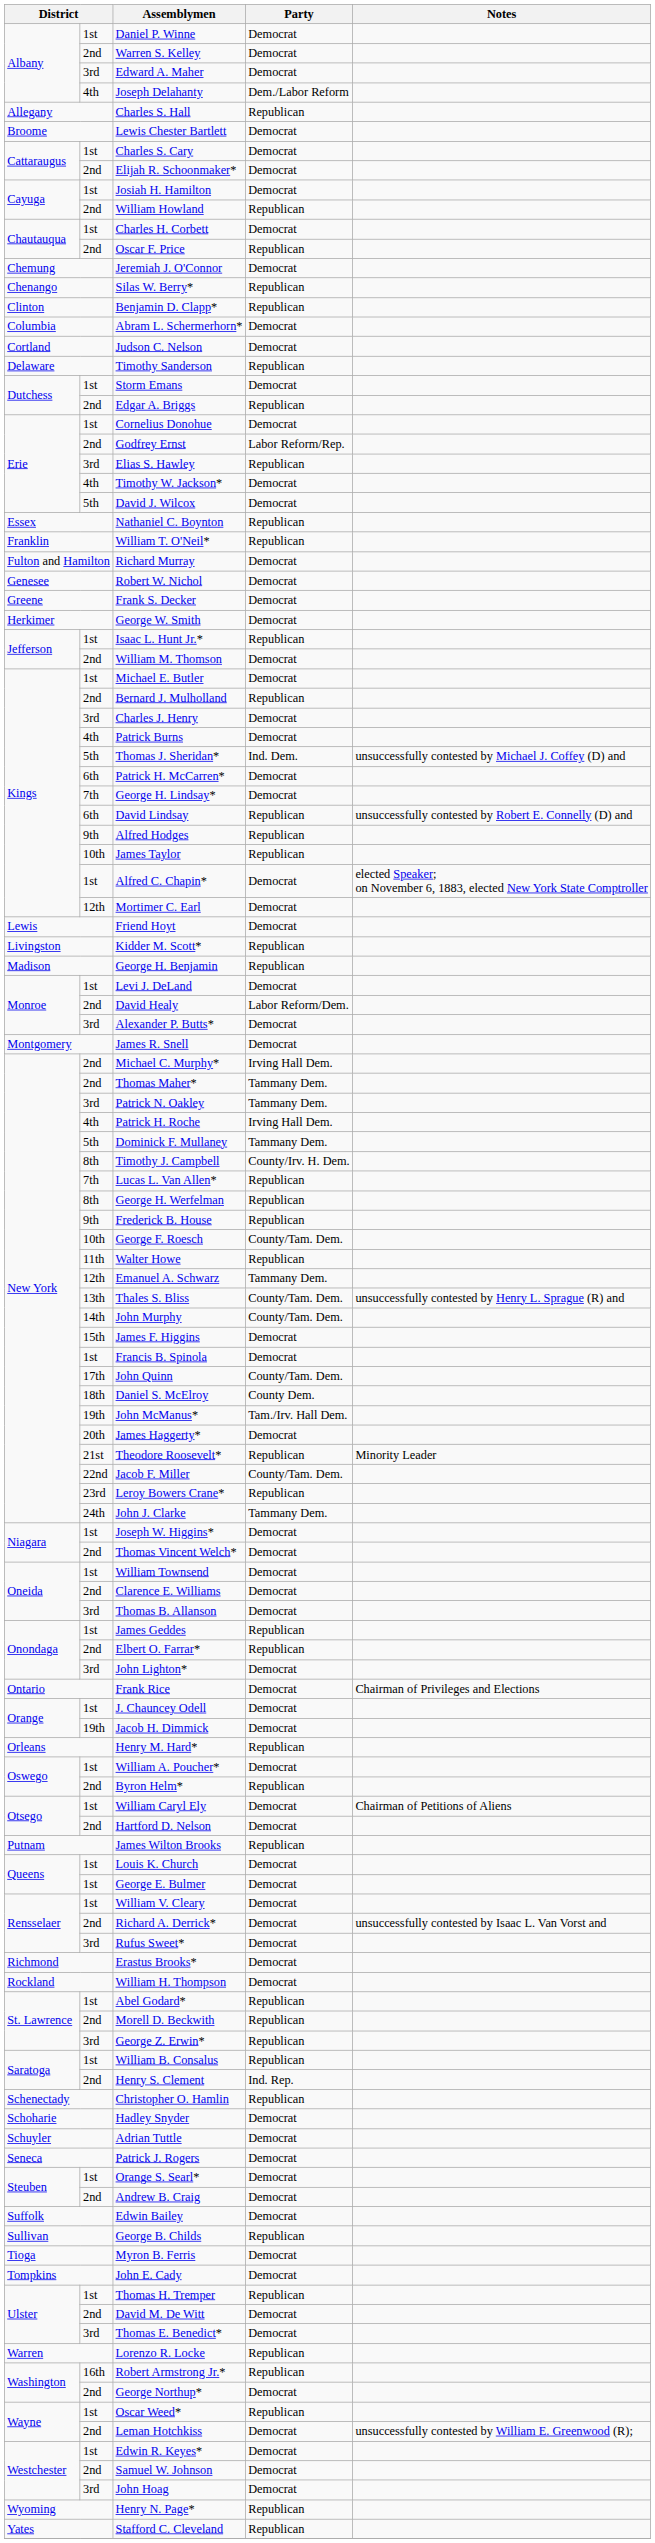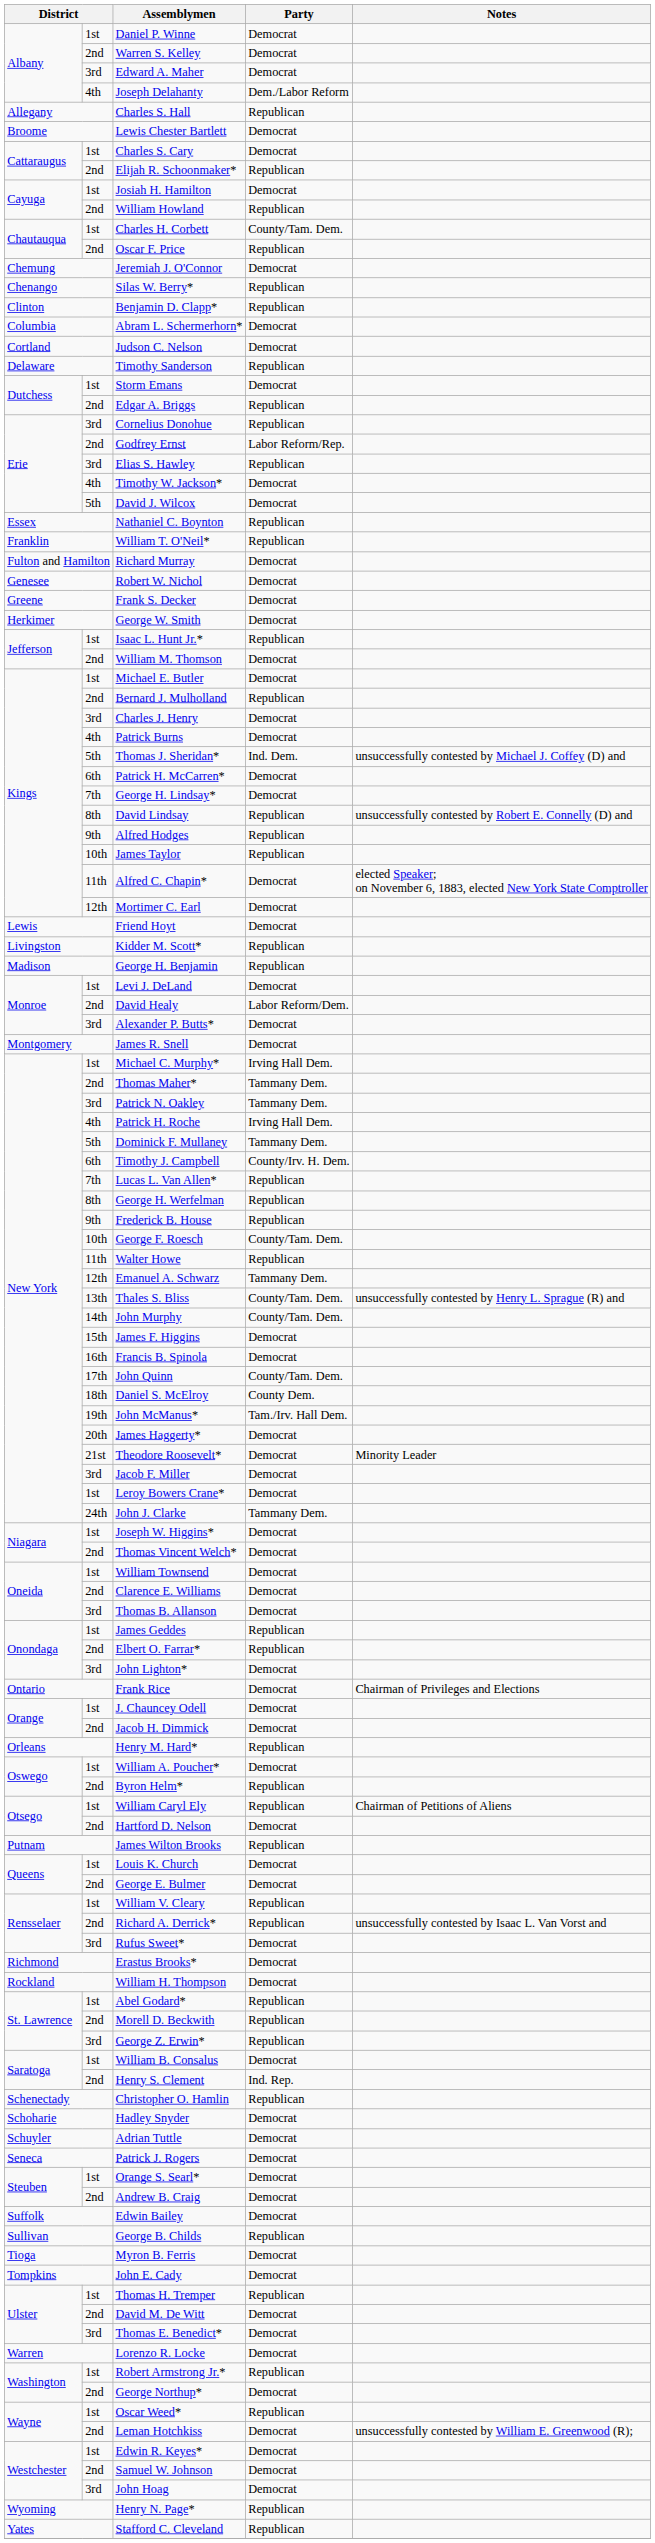(272, 170) Democrat -> (276, 170) Republican
(272, 229) Democrat -> (295, 229) County/Tam. Dem.
(90, 424) 1st -> (93, 424) 3rd
(272, 424) Democrat -> (276, 424) Republican
(91, 815) 6th -> (93, 815) 8th
(90, 880) 1st -> (96, 880) 11th
(92, 1063) 2nd -> (92, 1063) 1st
(91, 1161) 8th -> (93, 1161) 6th
(90, 1356) 1st -> (96, 1356) 16th
(276, 1454) Republican -> (272, 1454) Democrat
(95, 1473) 22nd -> (93, 1473) 3rd
(295, 1473) County/Tam. Dem. -> (272, 1473) Democrat
(94, 1493) 23rd -> (92, 1493) 1st
(276, 1493) Republican -> (272, 1493) Democrat
(94, 1728) 19th -> (94, 1728) 2nd
(272, 1806) Democrat -> (276, 1806) Republican
(90, 1884) 1st -> (94, 1884) 2nd
(272, 1903) Democrat -> (276, 1903) Republican
(272, 1923) Democrat -> (276, 1923) Republican
(276, 2060) Republican -> (272, 2060) Democrat
(276, 2353) Republican -> (272, 2353) Democrat
(94, 2372) 16th -> (92, 2372) 1st
